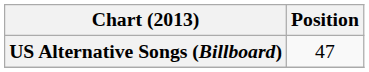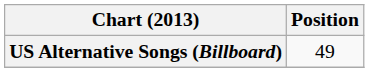(325, 51) 47 -> (325, 51) 49
